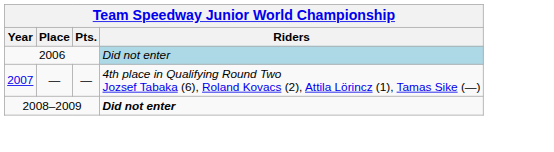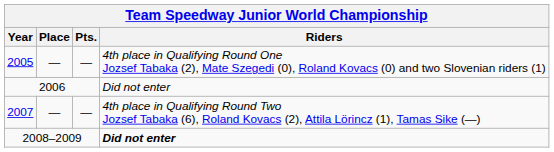+ row: (20, 62)
(136, 56) lightblue background -> (136, 87) no background
